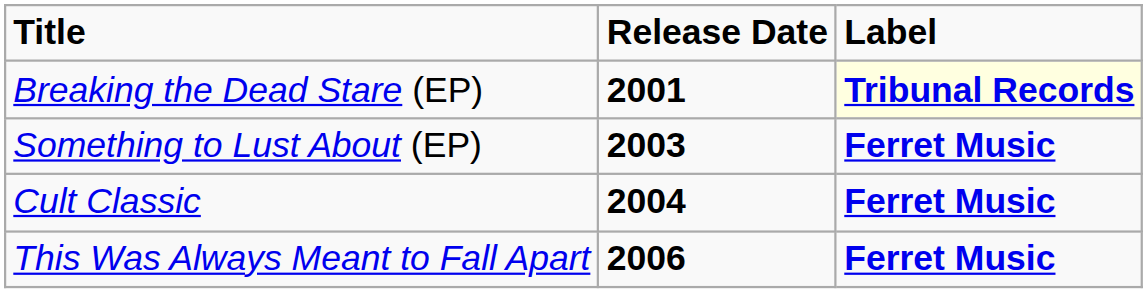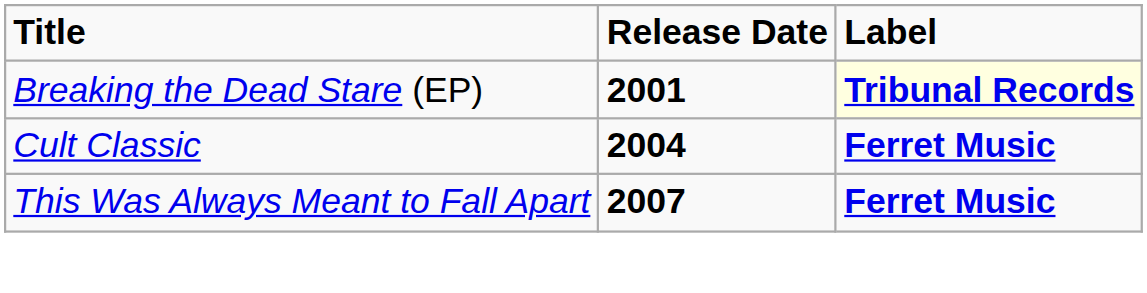- row: (248, 145)
(646, 257) 2006 -> (646, 201) 2007
